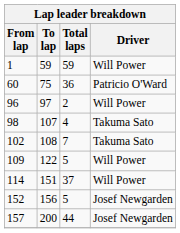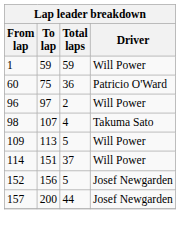- row: (16, 142)
(48, 161) 122 -> (48, 142) 113
